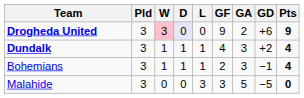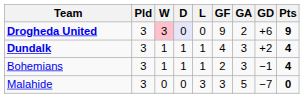(266, 84) −5 -> (266, 84) −7
